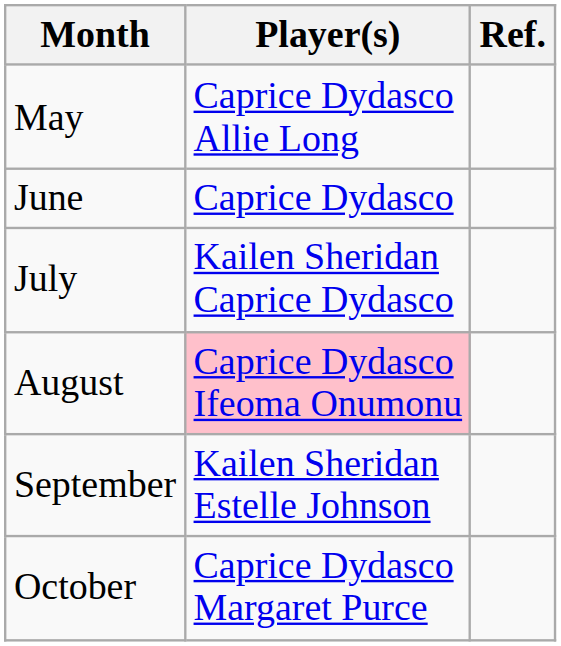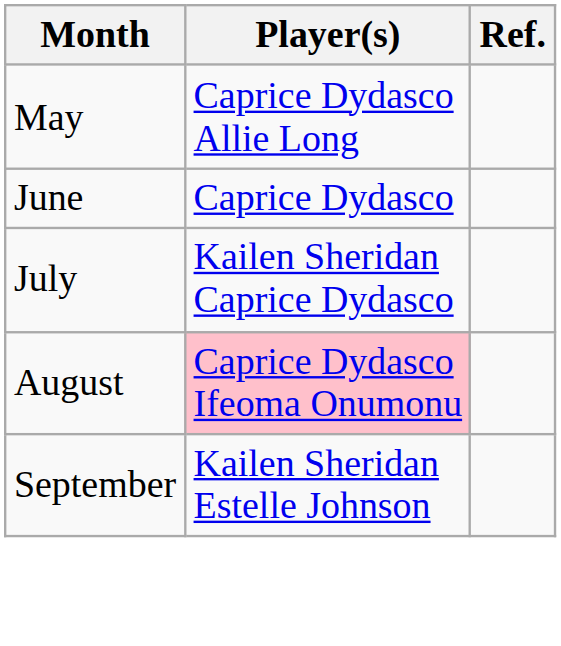- row: (75, 587)
